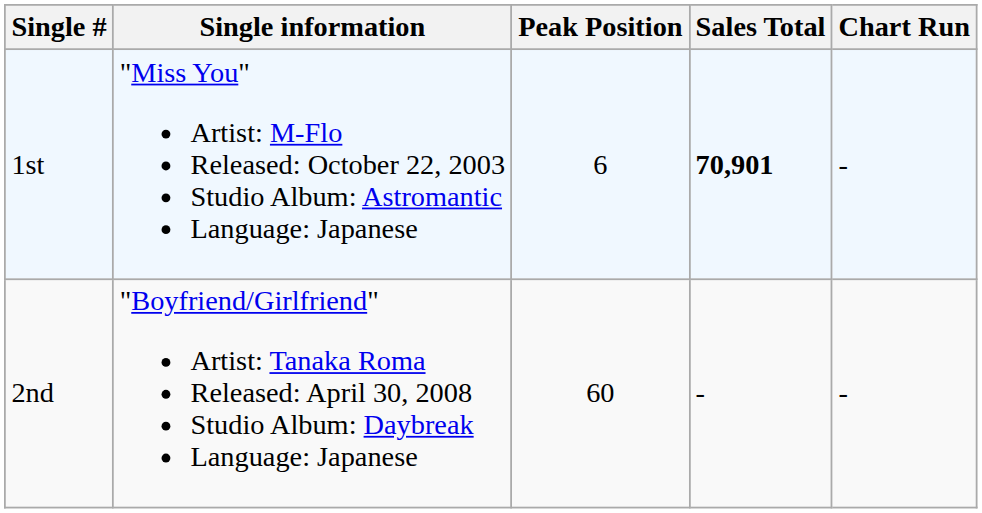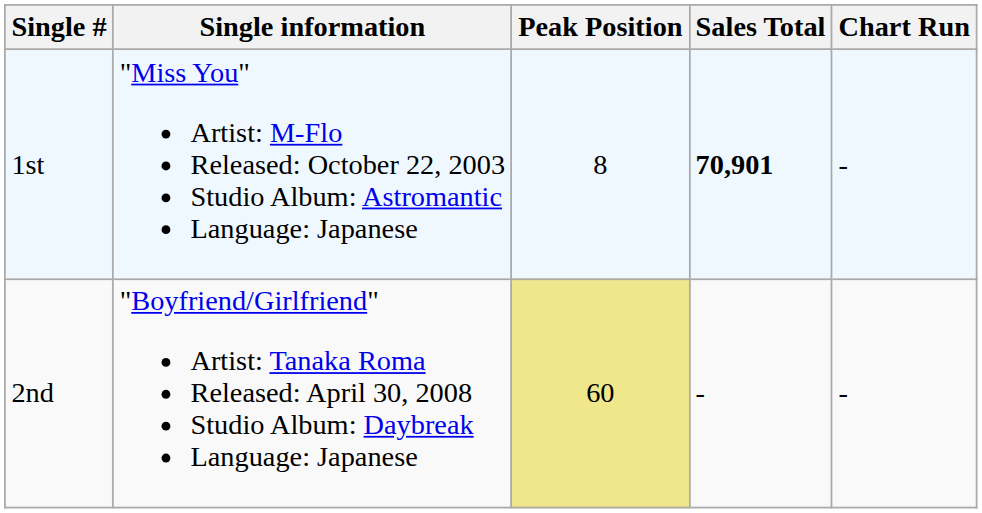(600, 163) 6 -> (600, 163) 8
(600, 392) no background -> (600, 392) khaki background
